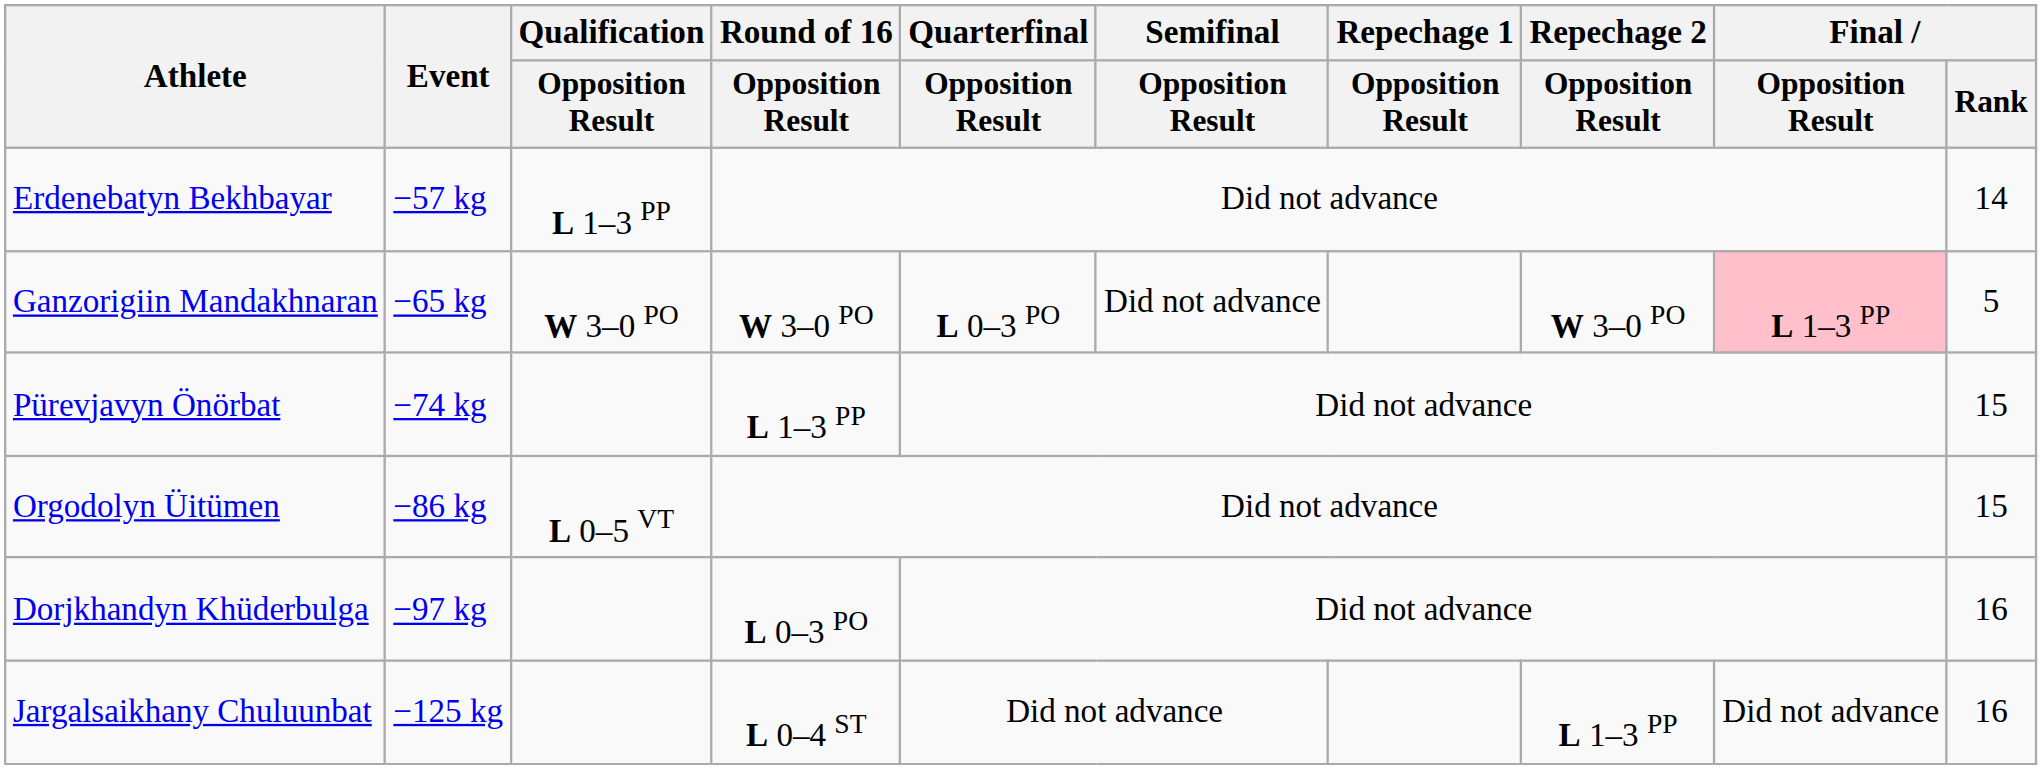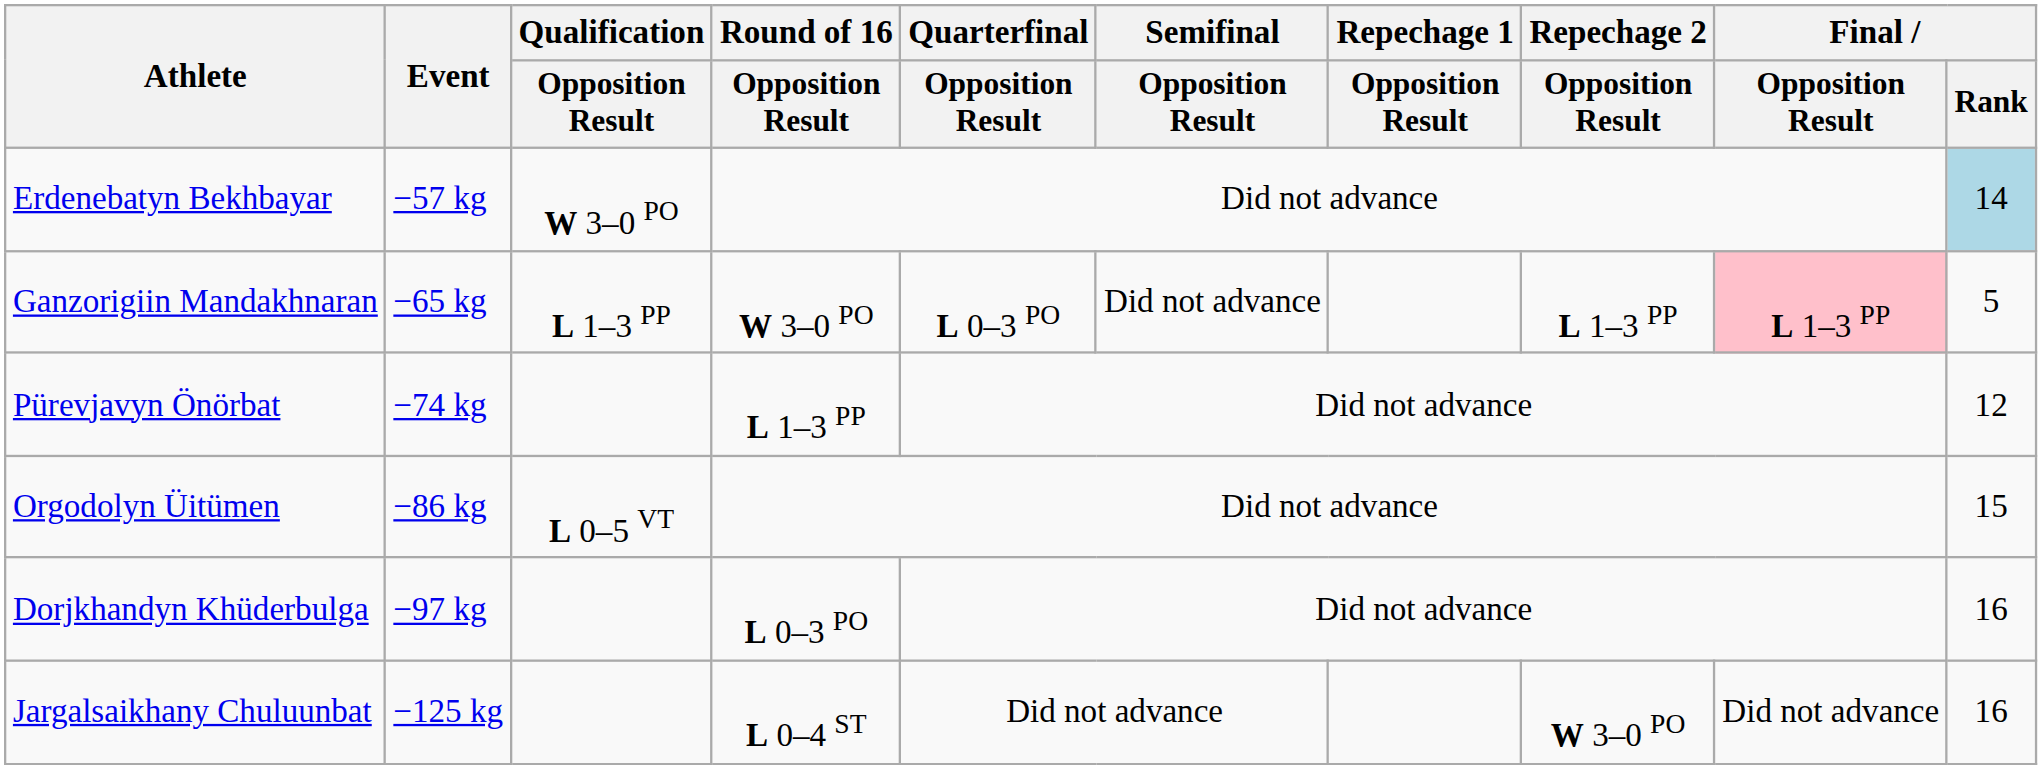(611, 218) L 1–3 PP -> (611, 218) W 3–0 PO
(1991, 199) no background -> (1991, 199) lightblue background
(611, 321) W 3–0 PO -> (611, 321) L 1–3 PP
(1618, 321) W 3–0 PO -> (1618, 321) L 1–3 PP
(1991, 404) 15 -> (1991, 404) 12
(1618, 731) L 1–3 PP -> (1618, 731) W 3–0 PO
